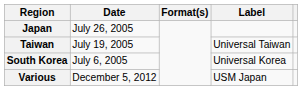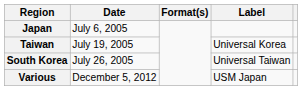(103, 28) July 26, 2005 -> (100, 28) July 6, 2005
(252, 45) Universal Taiwan -> (250, 45) Universal Korea
(100, 61) July 6, 2005 -> (103, 61) July 26, 2005
(250, 61) Universal Korea -> (252, 61) Universal Taiwan
